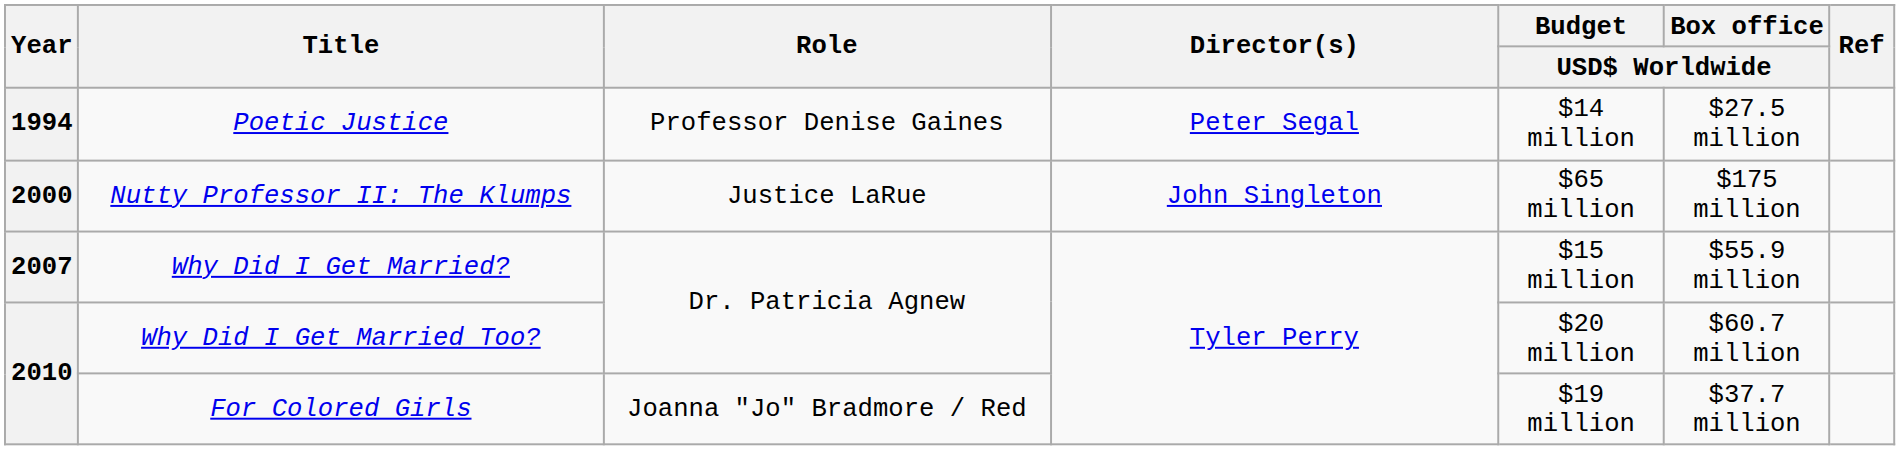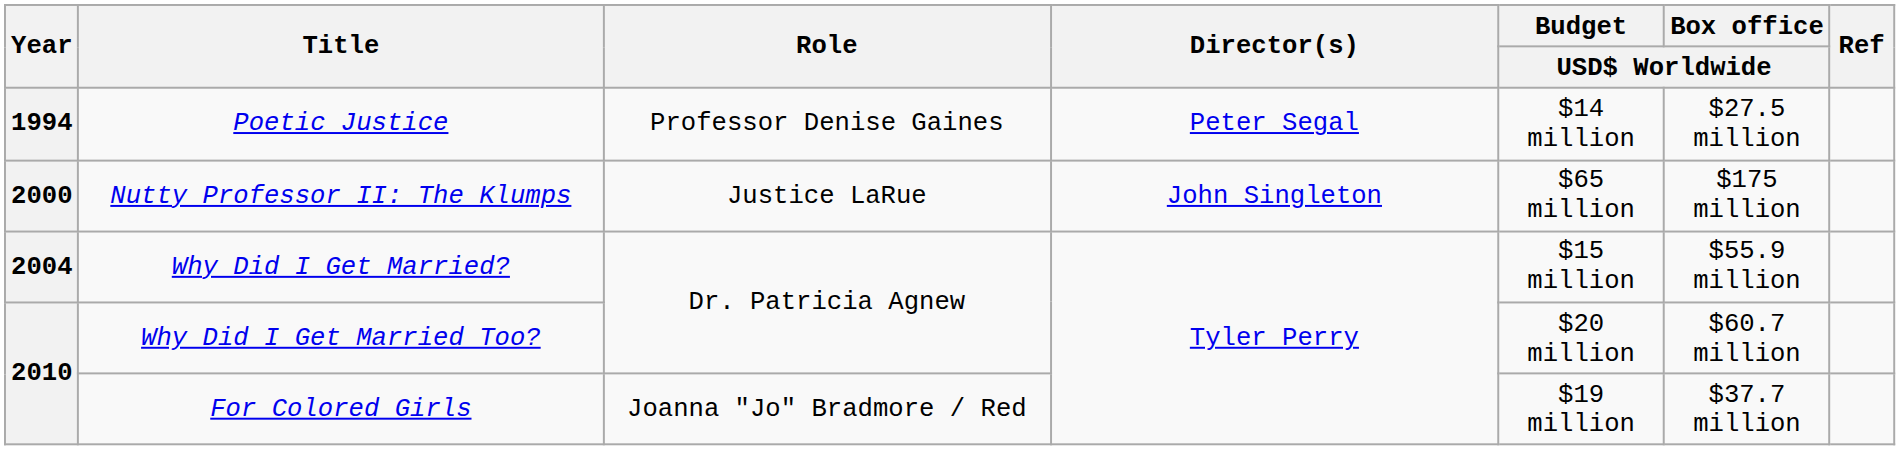(42, 267) 2007 -> (42, 267) 2004
